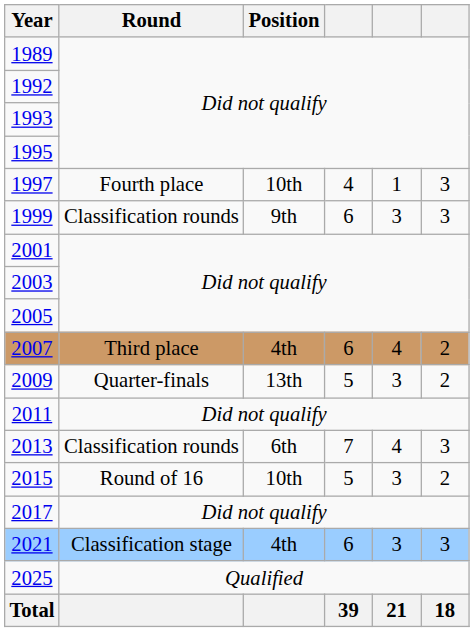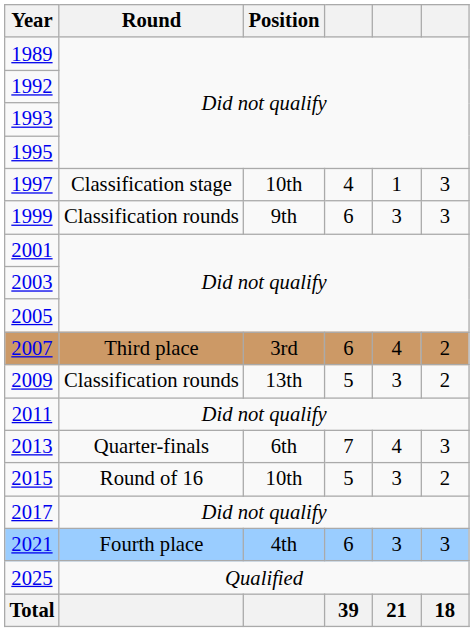(151, 184) Fourth place -> (151, 184) Classification stage
(284, 348) 4th -> (284, 348) 3rd
(151, 380) Quarter-finals -> (151, 380) Classification rounds
(151, 446) Classification rounds -> (151, 446) Quarter-finals
(151, 544) Classification stage -> (151, 544) Fourth place
